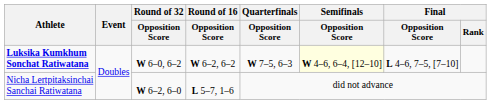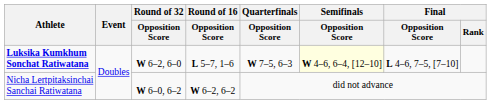(159, 65) W 6–0, 6–2 -> (159, 65) W 6–2, 6–0
(213, 65) W 6–2, 6–2 -> (213, 65) L 5–7, 1–6
(159, 91) W 6–2, 6–0 -> (159, 91) W 6–0, 6–2
(213, 91) L 5–7, 1–6 -> (213, 91) W 6–2, 6–2
